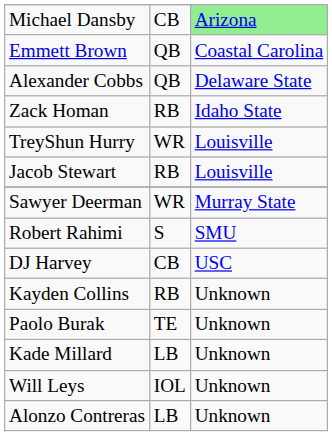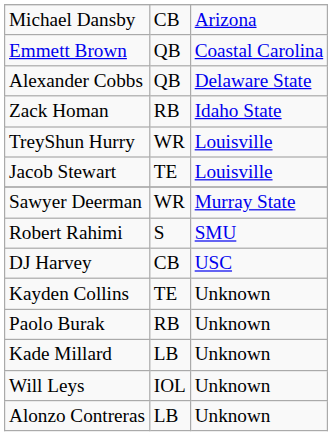(226, 19) lightgreen background -> (226, 19) no background
(167, 171) RB -> (166, 171) TE
(167, 293) RB -> (166, 293) TE
(166, 324) TE -> (167, 324) RB
